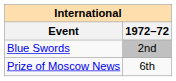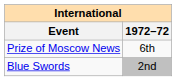rows swapped: (38, 48) <-> (64, 66)
